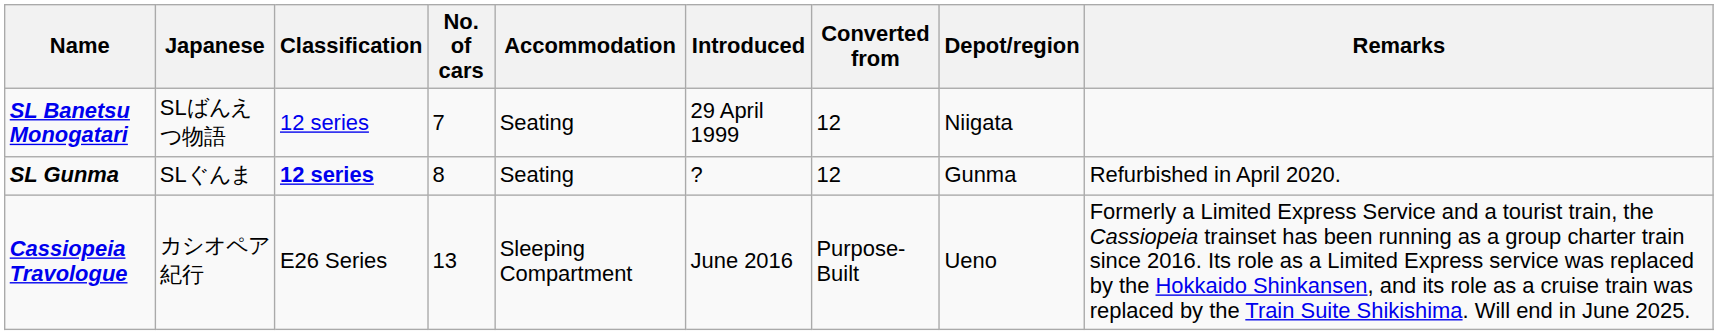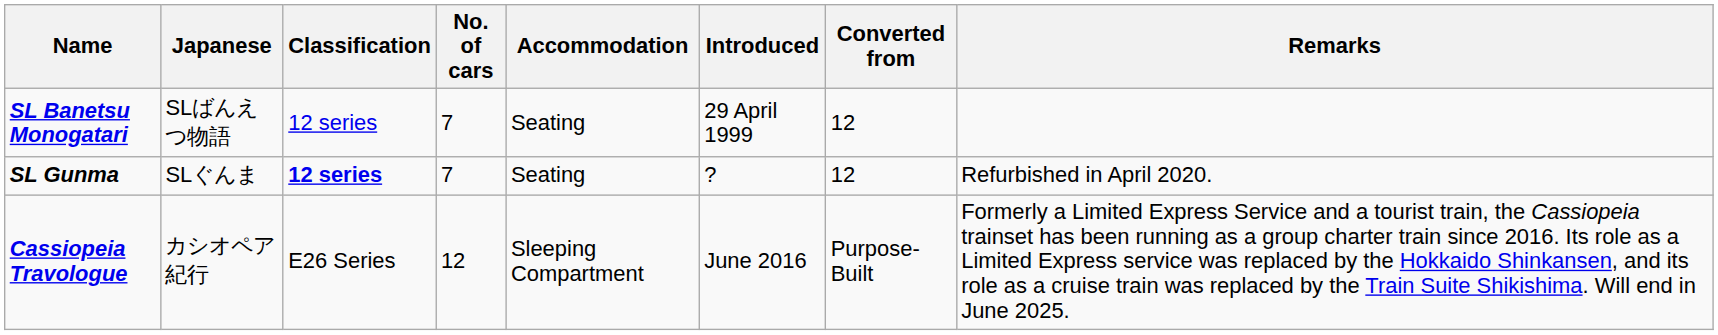- column: (1012, 46)
(439, 175) 8 -> (447, 175) 7
(445, 261) 13 -> (453, 261) 12
